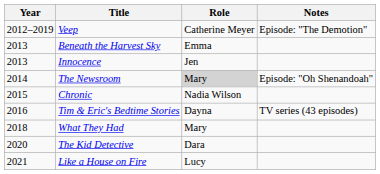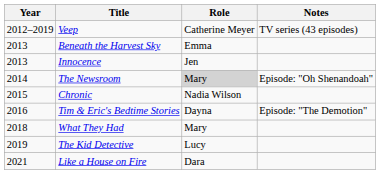(313, 29) Episode: "The Demotion" -> (308, 29) TV series (43 episodes)
(308, 111) TV series (43 episodes) -> (313, 111) Episode: "The Demotion"
(17, 144) 2020 -> (17, 144) 2019
(194, 144) Dara -> (195, 144) Lucy
(195, 161) Lucy -> (194, 161) Dara
